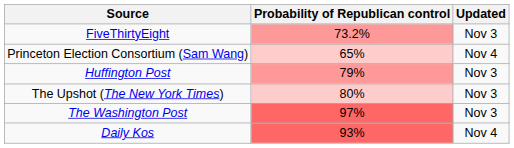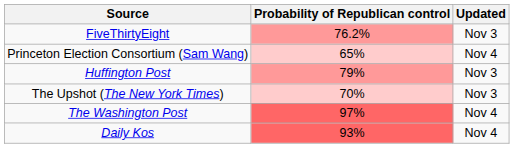(352, 34) 73.2% -> (352, 34) 76.2%
(352, 93) 80% -> (352, 93) 70%
(481, 113) Nov 3 -> (481, 113) Nov 4
